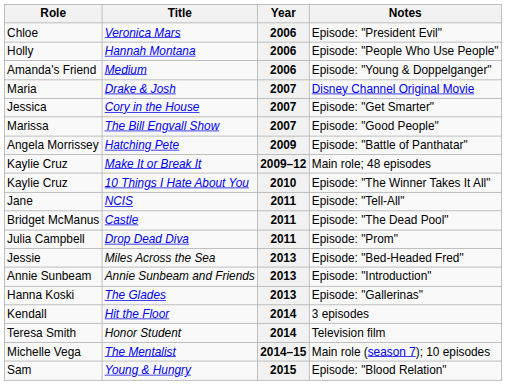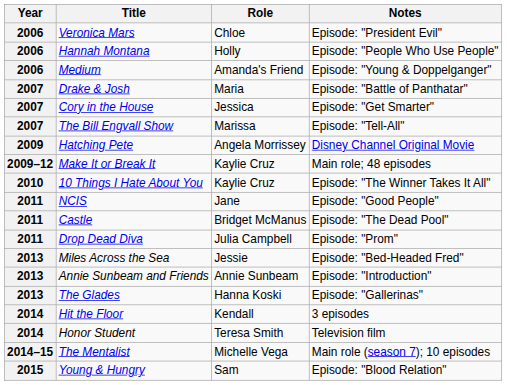columns swapped: (283, 13) <-> (53, 13)
(393, 88) Disney Channel Original Movie -> (390, 88) Episode: "Battle of Panthatar"
(375, 126) Episode: "Good People" -> (358, 126) Episode: "Tell-All"
(390, 145) Episode: "Battle of Panthatar" -> (393, 145) Disney Channel Original Movie
(358, 201) Episode: "Tell-All" -> (375, 201) Episode: "Good People"
